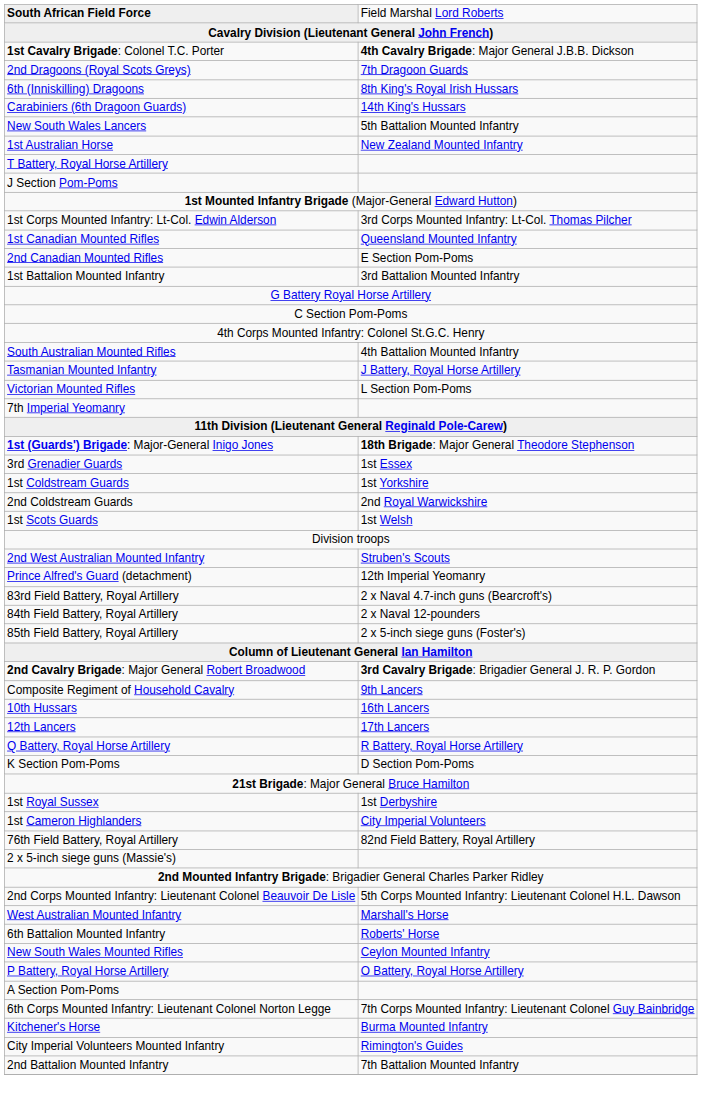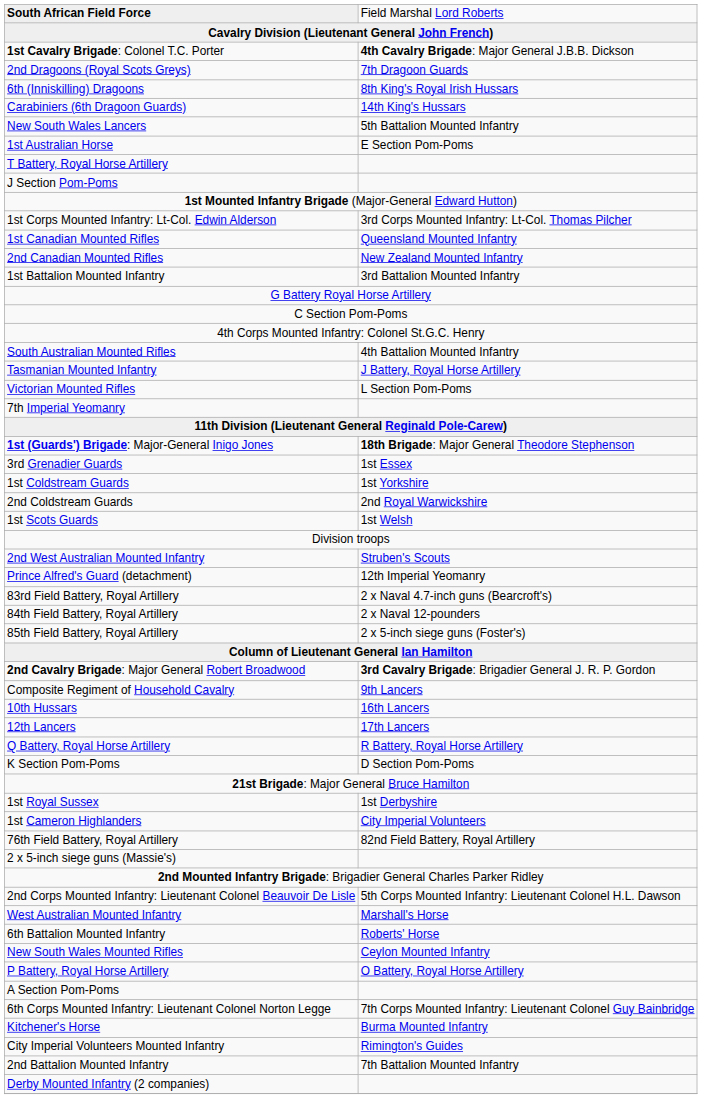(442, 145) New Zealand Mounted Infantry -> (417, 145) E Section Pom-Poms
(417, 257) E Section Pom-Poms -> (442, 257) New Zealand Mounted Infantry
+ row: (108, 1084)
